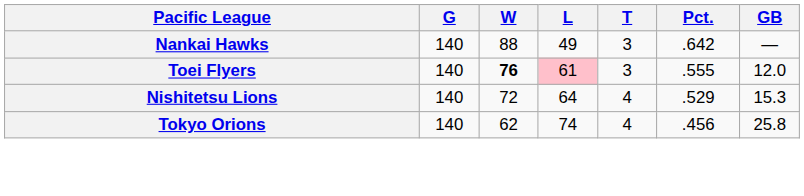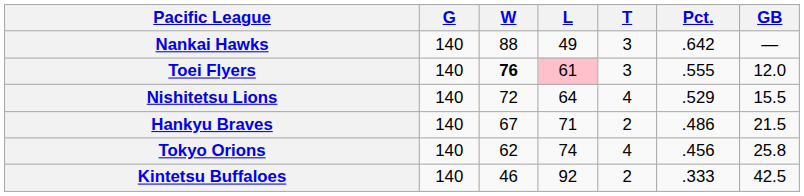(770, 97) 15.3 -> (770, 97) 15.5
+ row: (212, 124)
+ row: (212, 177)
